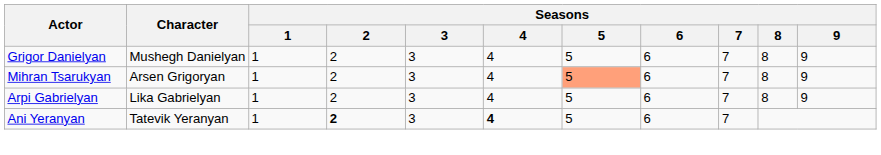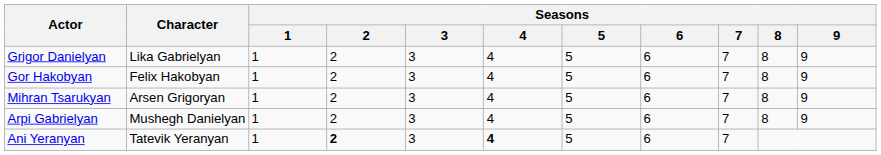(187, 56) Mushegh Danielyan -> (175, 56) Lika Gabrielyan
+ row: (50, 77)
(569, 77) lightsalmon background -> (569, 98) no background
(175, 98) Lika Gabrielyan -> (187, 118) Mushegh Danielyan
